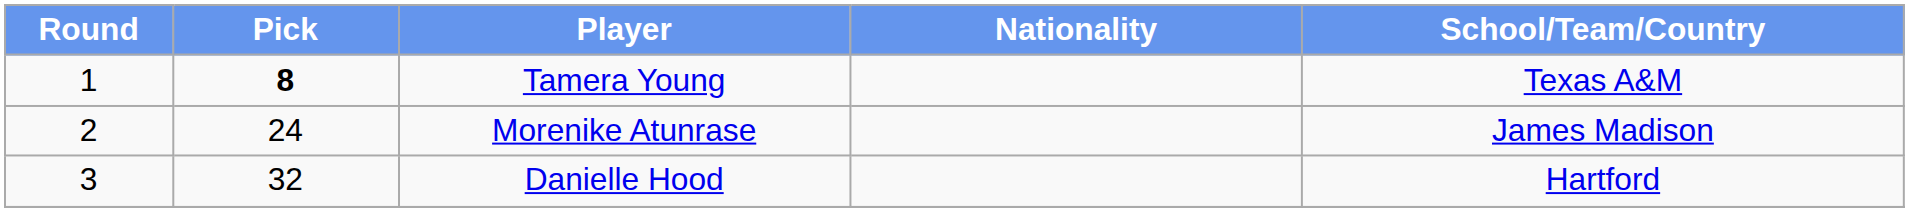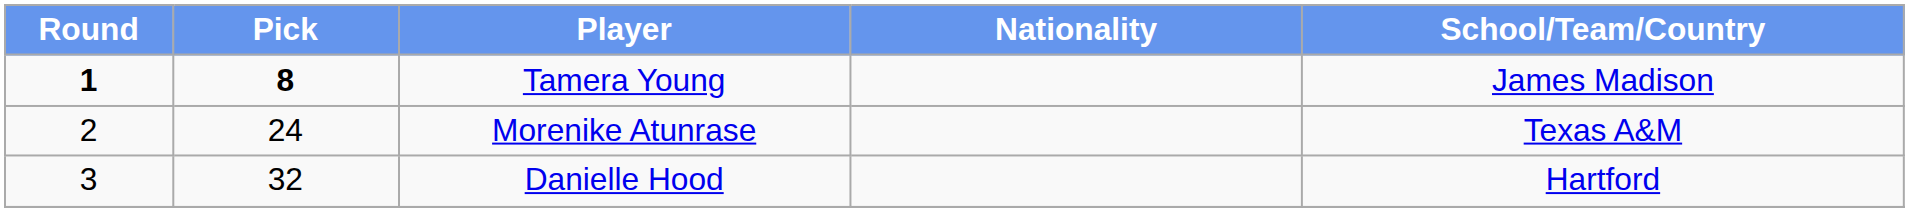(89, 79) normal -> (89, 79) bold
(1603, 79) Texas A&M -> (1603, 79) James Madison
(1603, 130) James Madison -> (1603, 130) Texas A&M
